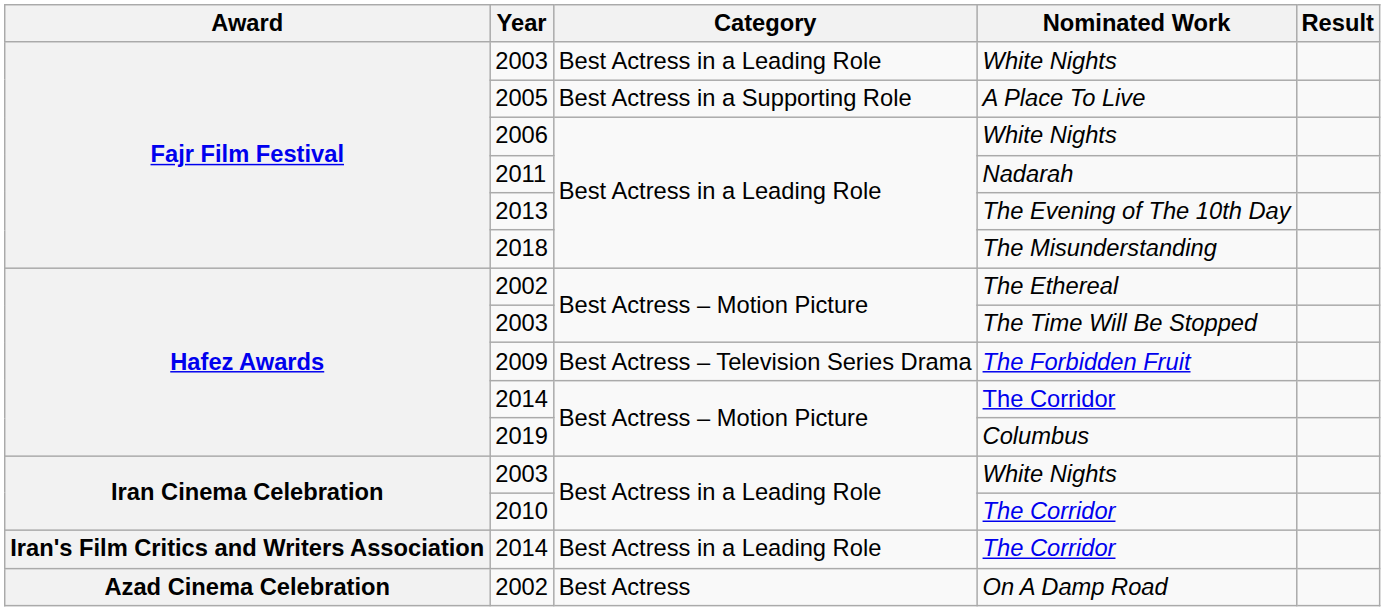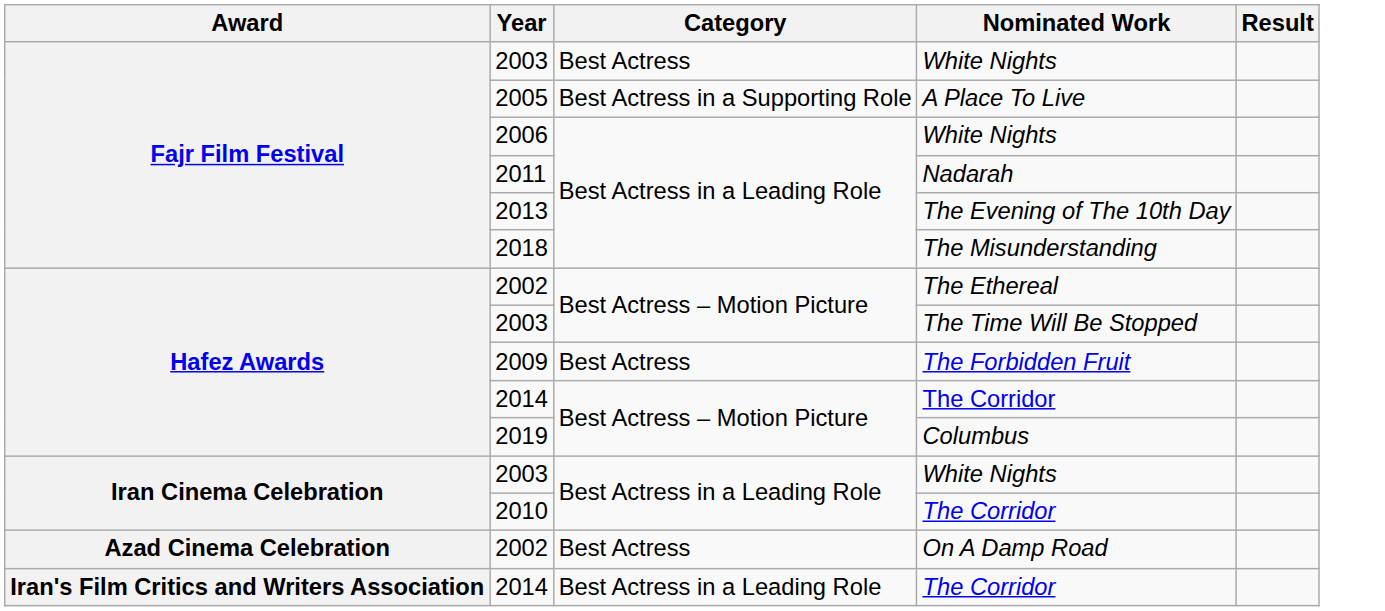(720, 60) Best Actress in a Leading Role -> (625, 60) Best Actress
(765, 361) Best Actress – Television Series Drama -> (625, 361) Best Actress
rows swapped: (247, 549) <-> (247, 586)
